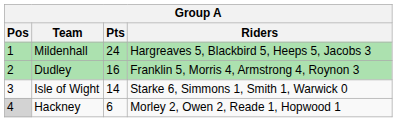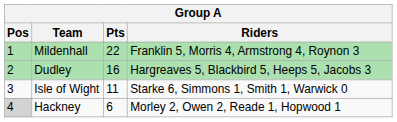(113, 51) 24 -> (113, 51) 22
(251, 51) Hargreaves 5, Blackbird 5, Heeps 5, Jacobs 3 -> (245, 51) Franklin 5, Morris 4, Armstrong 4, Roynon 3
(245, 70) Franklin 5, Morris 4, Armstrong 4, Roynon 3 -> (251, 70) Hargreaves 5, Blackbird 5, Heeps 5, Jacobs 3
(113, 88) 14 -> (112, 88) 11
